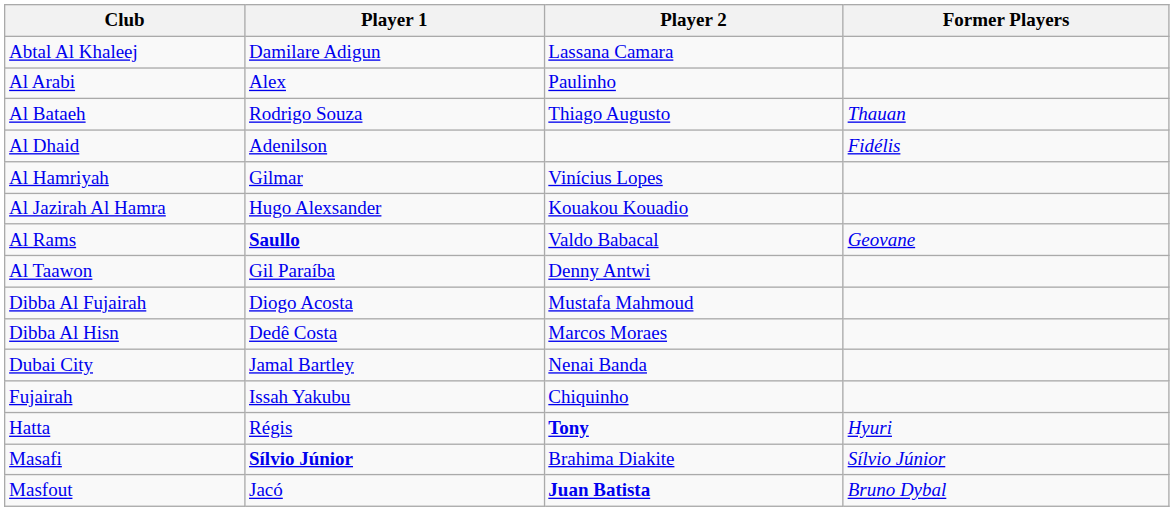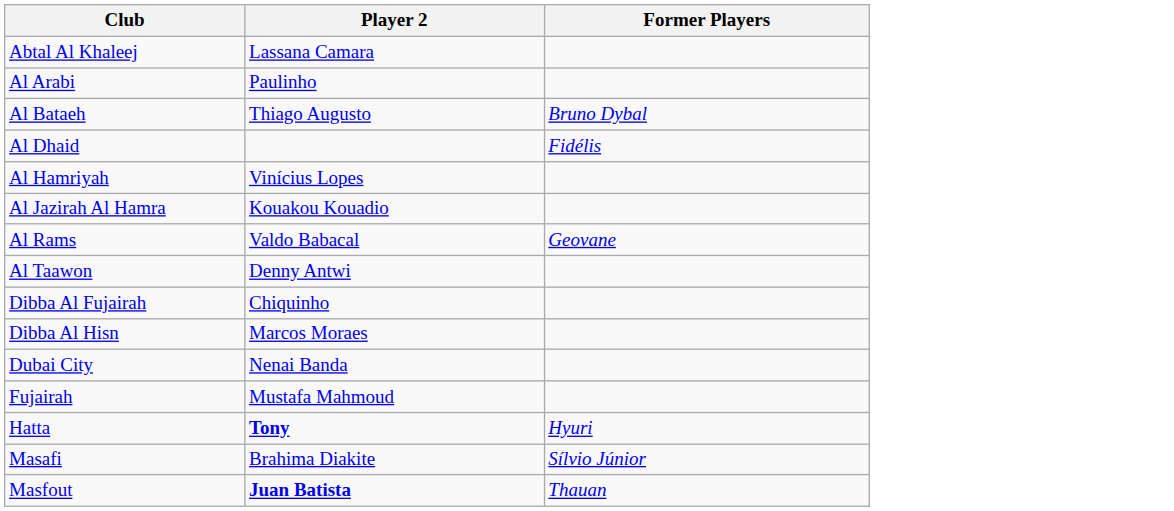- column: (394, 20)
(877, 114) Thauan -> (598, 114) Bruno Dybal
(621, 302) Mustafa Mahmoud -> (289, 302) Chiquinho
(588, 396) Chiquinho -> (322, 396) Mustafa Mahmoud
(897, 490) Bruno Dybal -> (577, 490) Thauan
